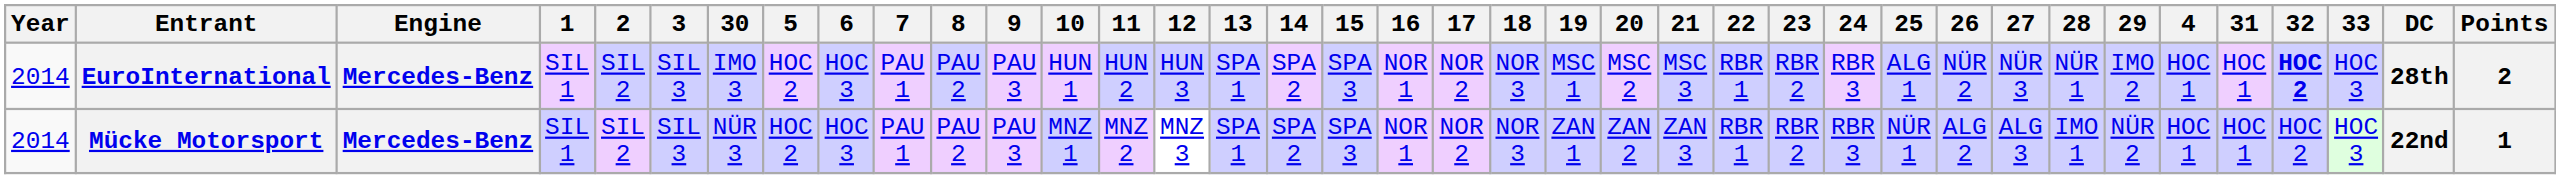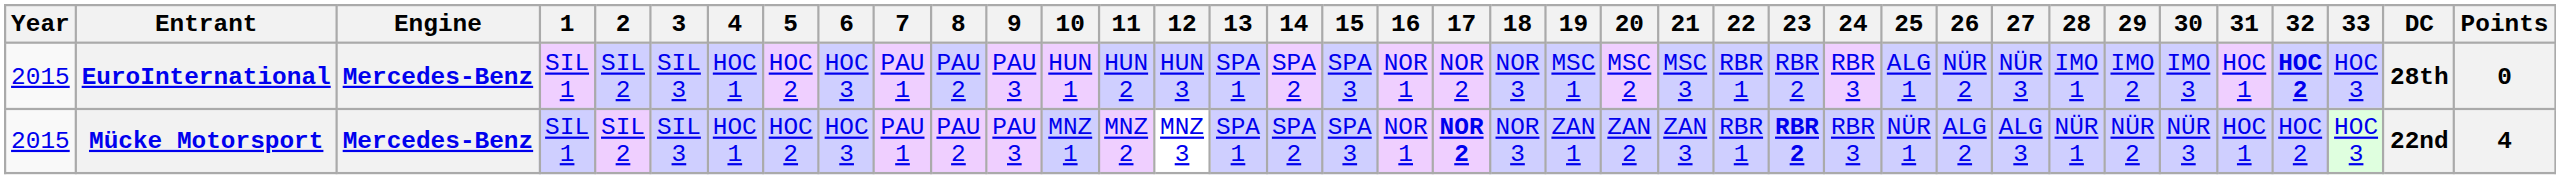columns swapped: (2188, 24) <-> (735, 24)
(40, 76) 2014 -> (40, 76) 2015
(2077, 76) NÜR 1 -> (2077, 76) IMO 1
(2505, 76) 2 -> (2505, 76) 0
(40, 141) 2014 -> (40, 141) 2015
(1462, 141) normal -> (1462, 141) bold
(1797, 141) normal -> (1797, 141) bold
(2077, 141) IMO 1 -> (2077, 141) NÜR 1
(2505, 141) 1 -> (2505, 141) 4
